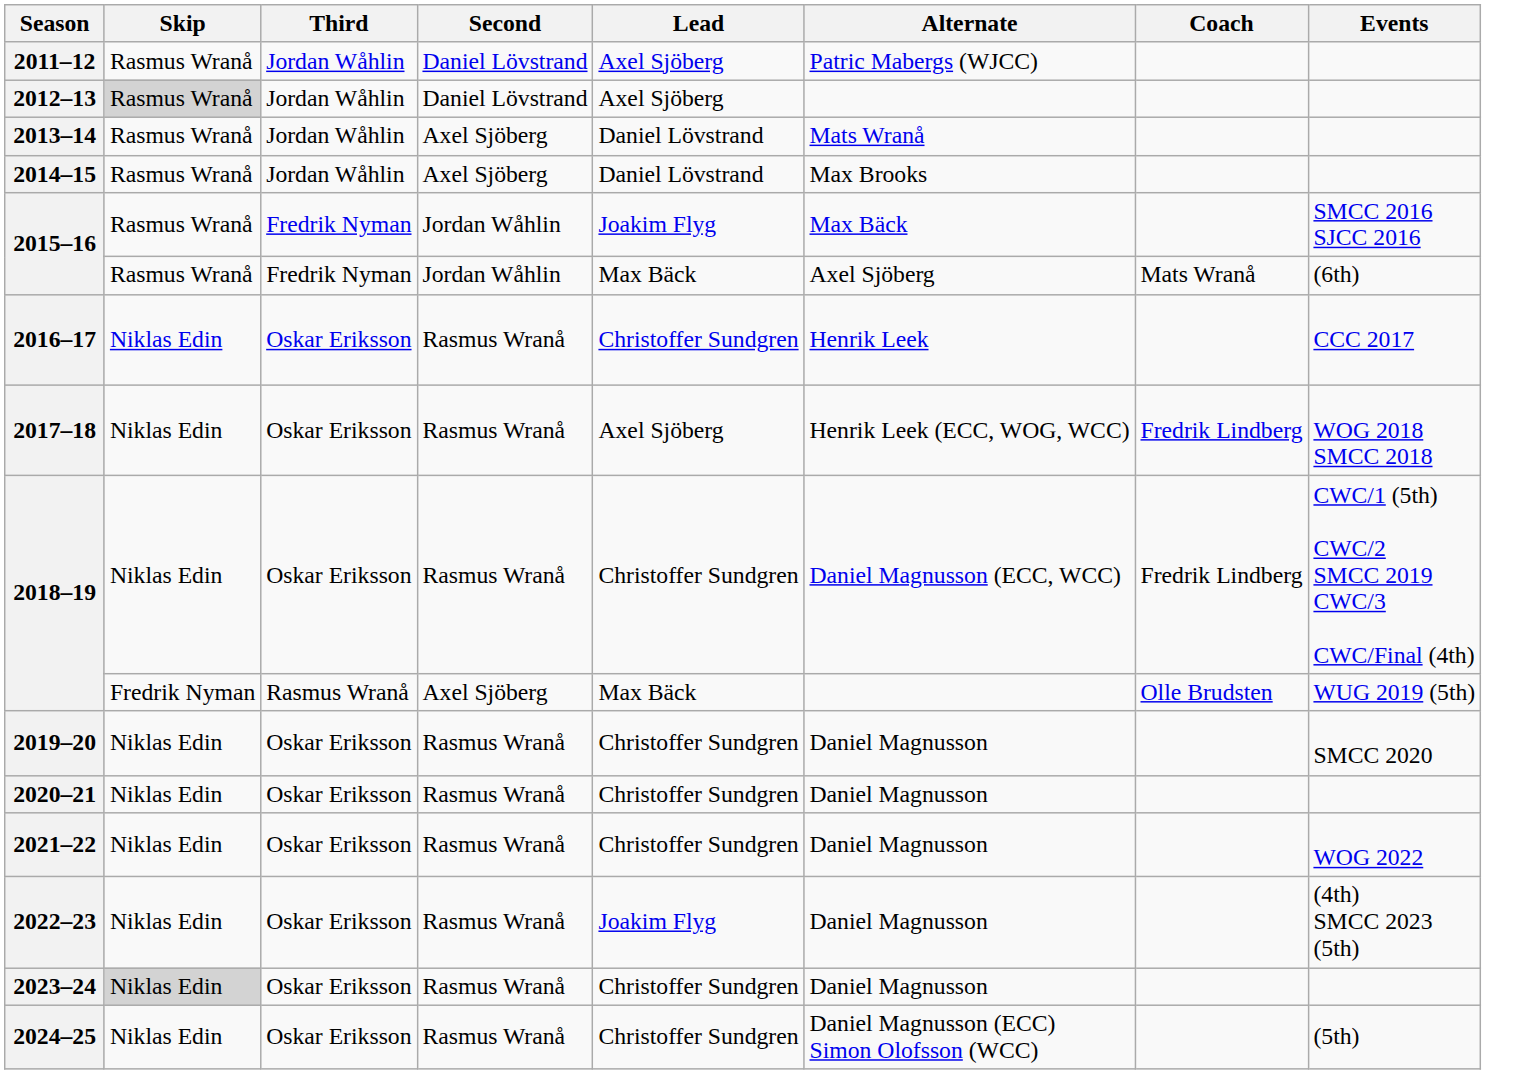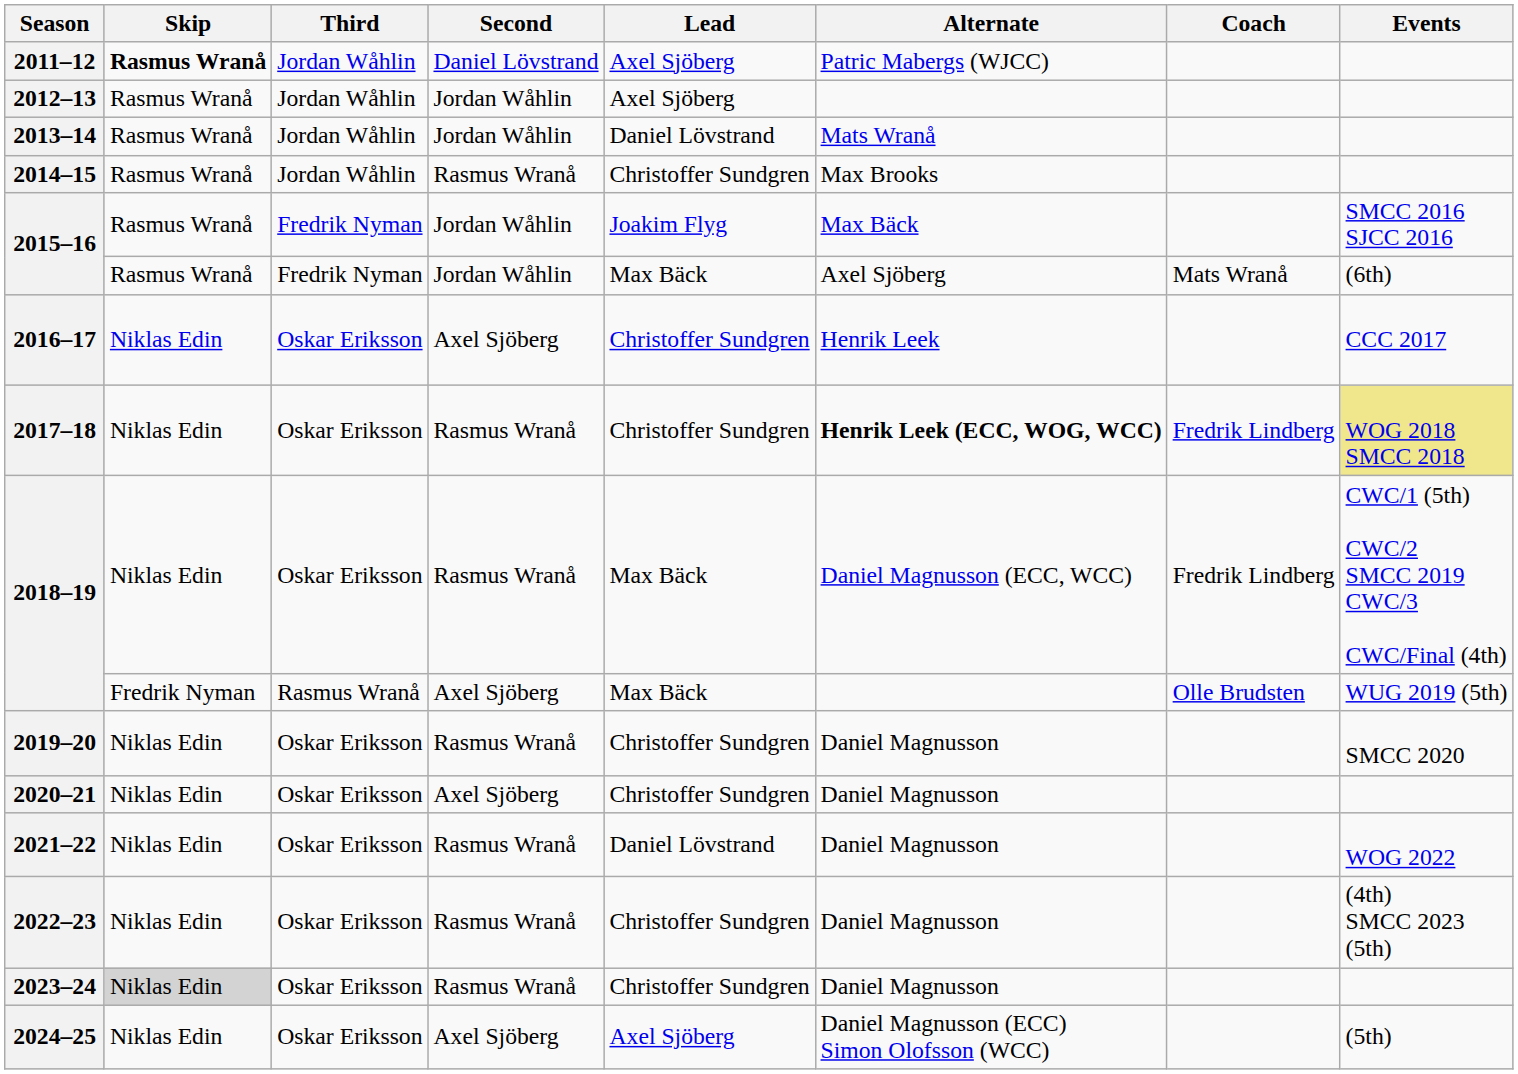(181, 60) normal -> (188, 60) bold
(181, 98) lightgrey background -> (181, 98) no background
(505, 98) Daniel Lövstrand -> (503, 98) Jordan Wåhlin
(485, 135) Axel Sjöberg -> (503, 135) Jordan Wåhlin
(485, 173) Axel Sjöberg -> (505, 173) Rasmus Wranå
(681, 173) Daniel Lövstrand -> (710, 173) Christoffer Sundgren
(494, 339) Rasmus Wranå -> (496, 339) Axel Sjöberg
(661, 430) Axel Sjöberg -> (710, 430) Christoffer Sundgren
(970, 430) normal -> (991, 430) bold
(1373, 443) no background -> (1405, 443) khaki background
(699, 574) Christoffer Sundgren -> (658, 574) Max Bäck
(494, 793) Rasmus Wranå -> (496, 793) Axel Sjöberg
(699, 844) Christoffer Sundgren -> (692, 844) Daniel Lövstrand
(657, 922) Joakim Flyg -> (710, 922) Christoffer Sundgren
(494, 1037) Rasmus Wranå -> (496, 1037) Axel Sjöberg
(699, 1037) Christoffer Sundgren -> (672, 1037) Axel Sjöberg
